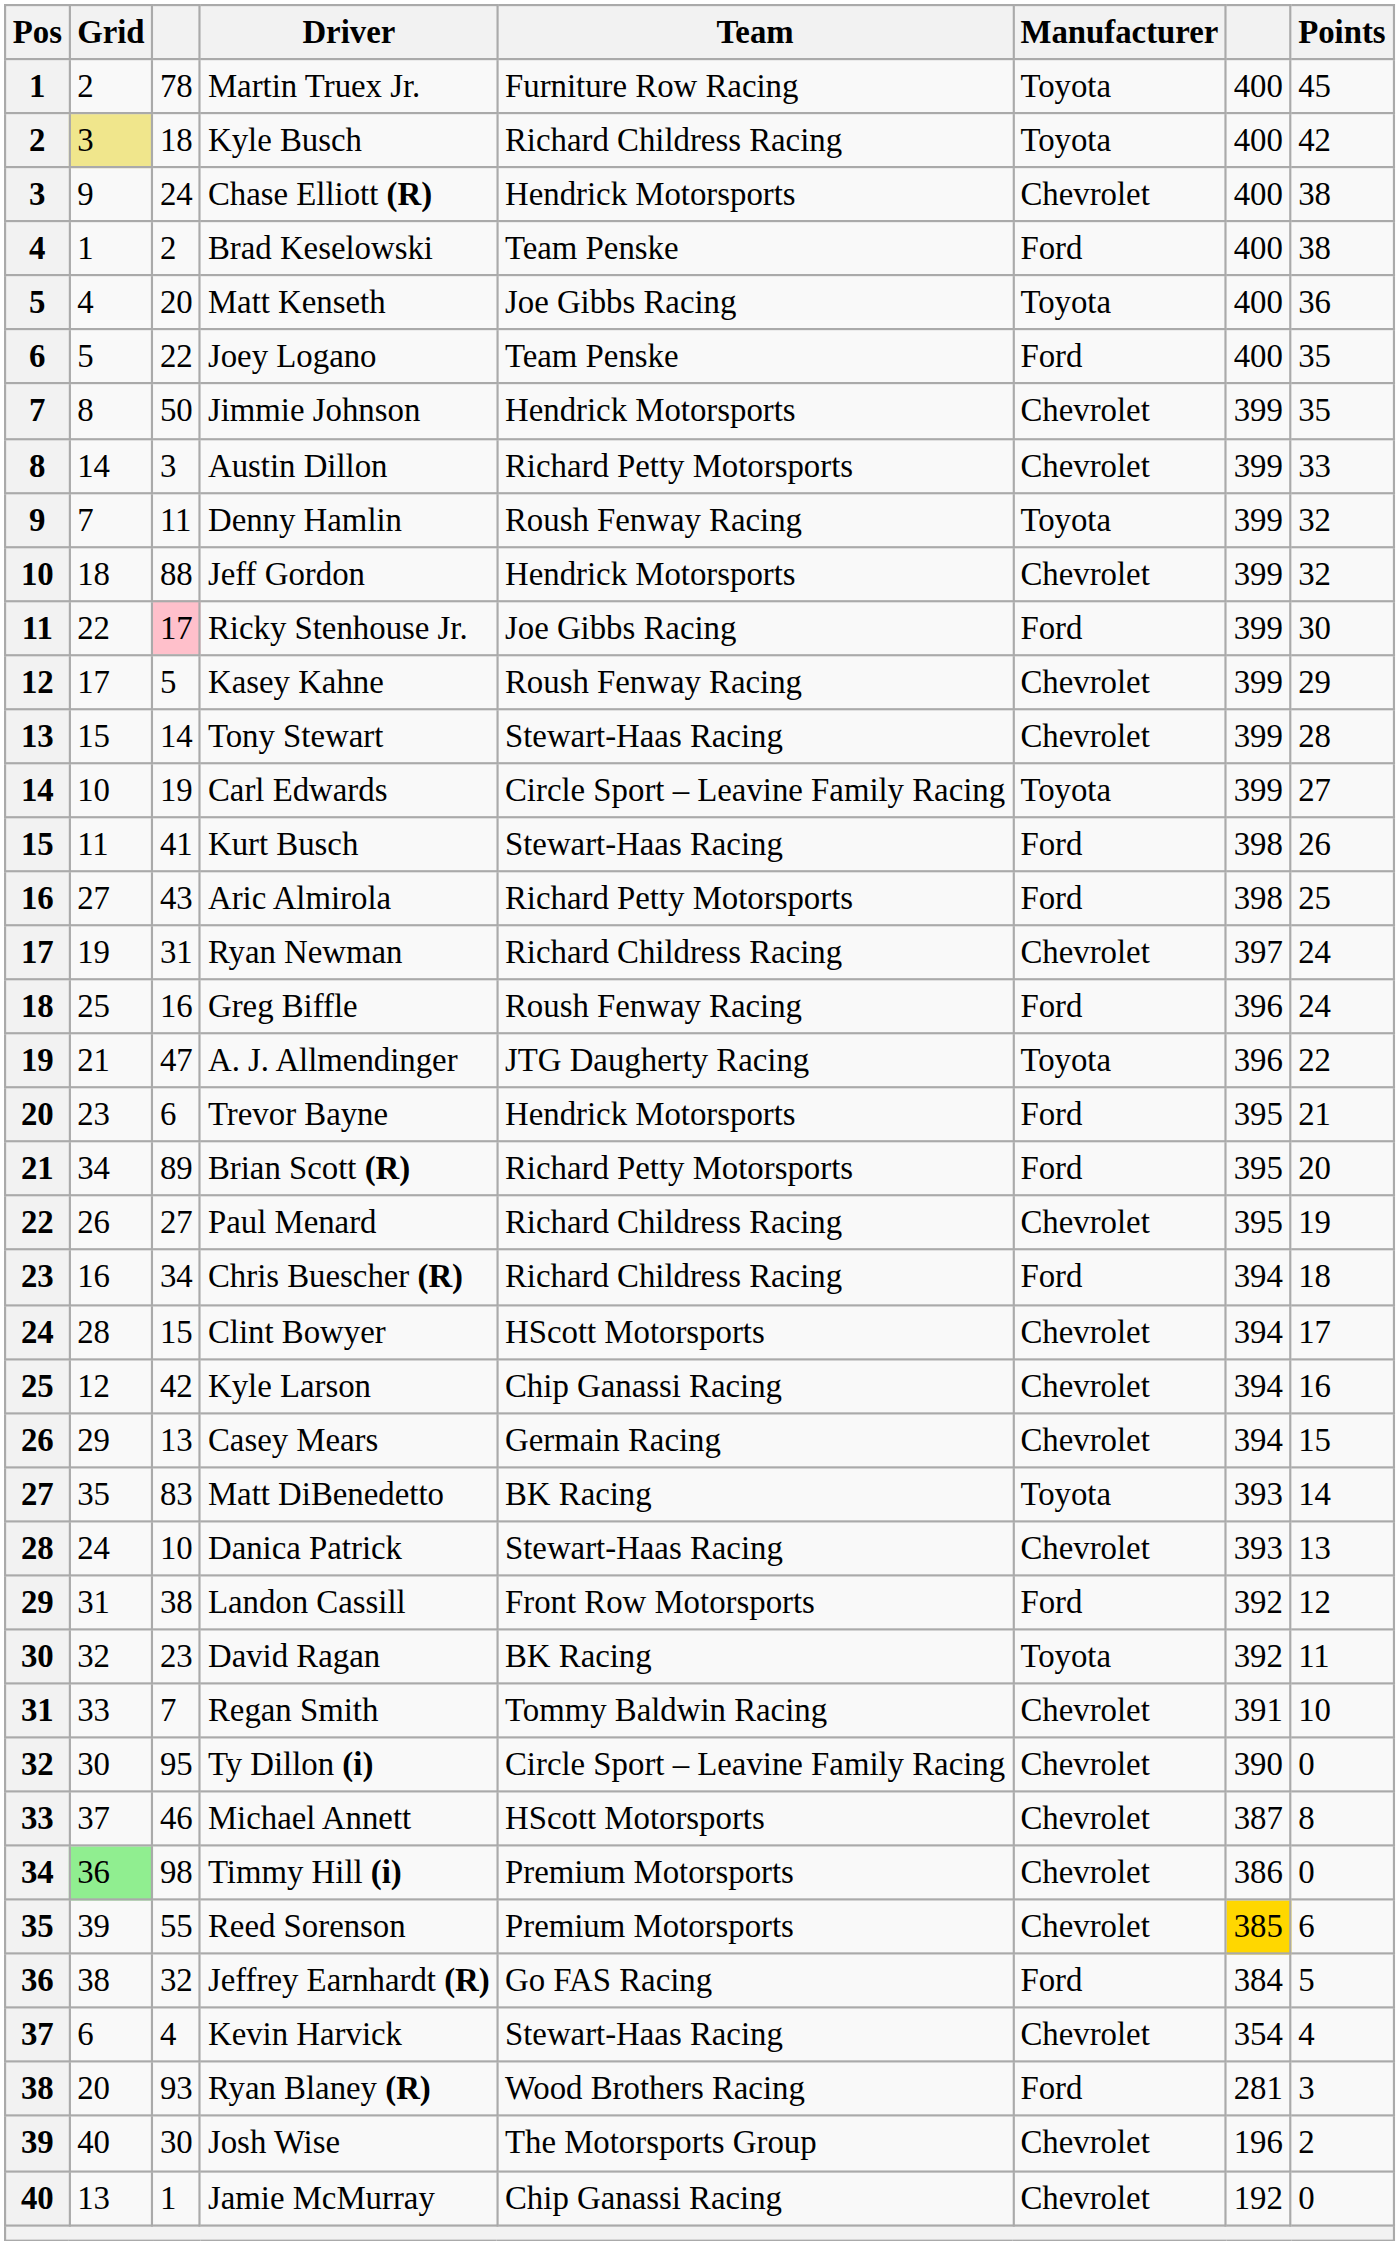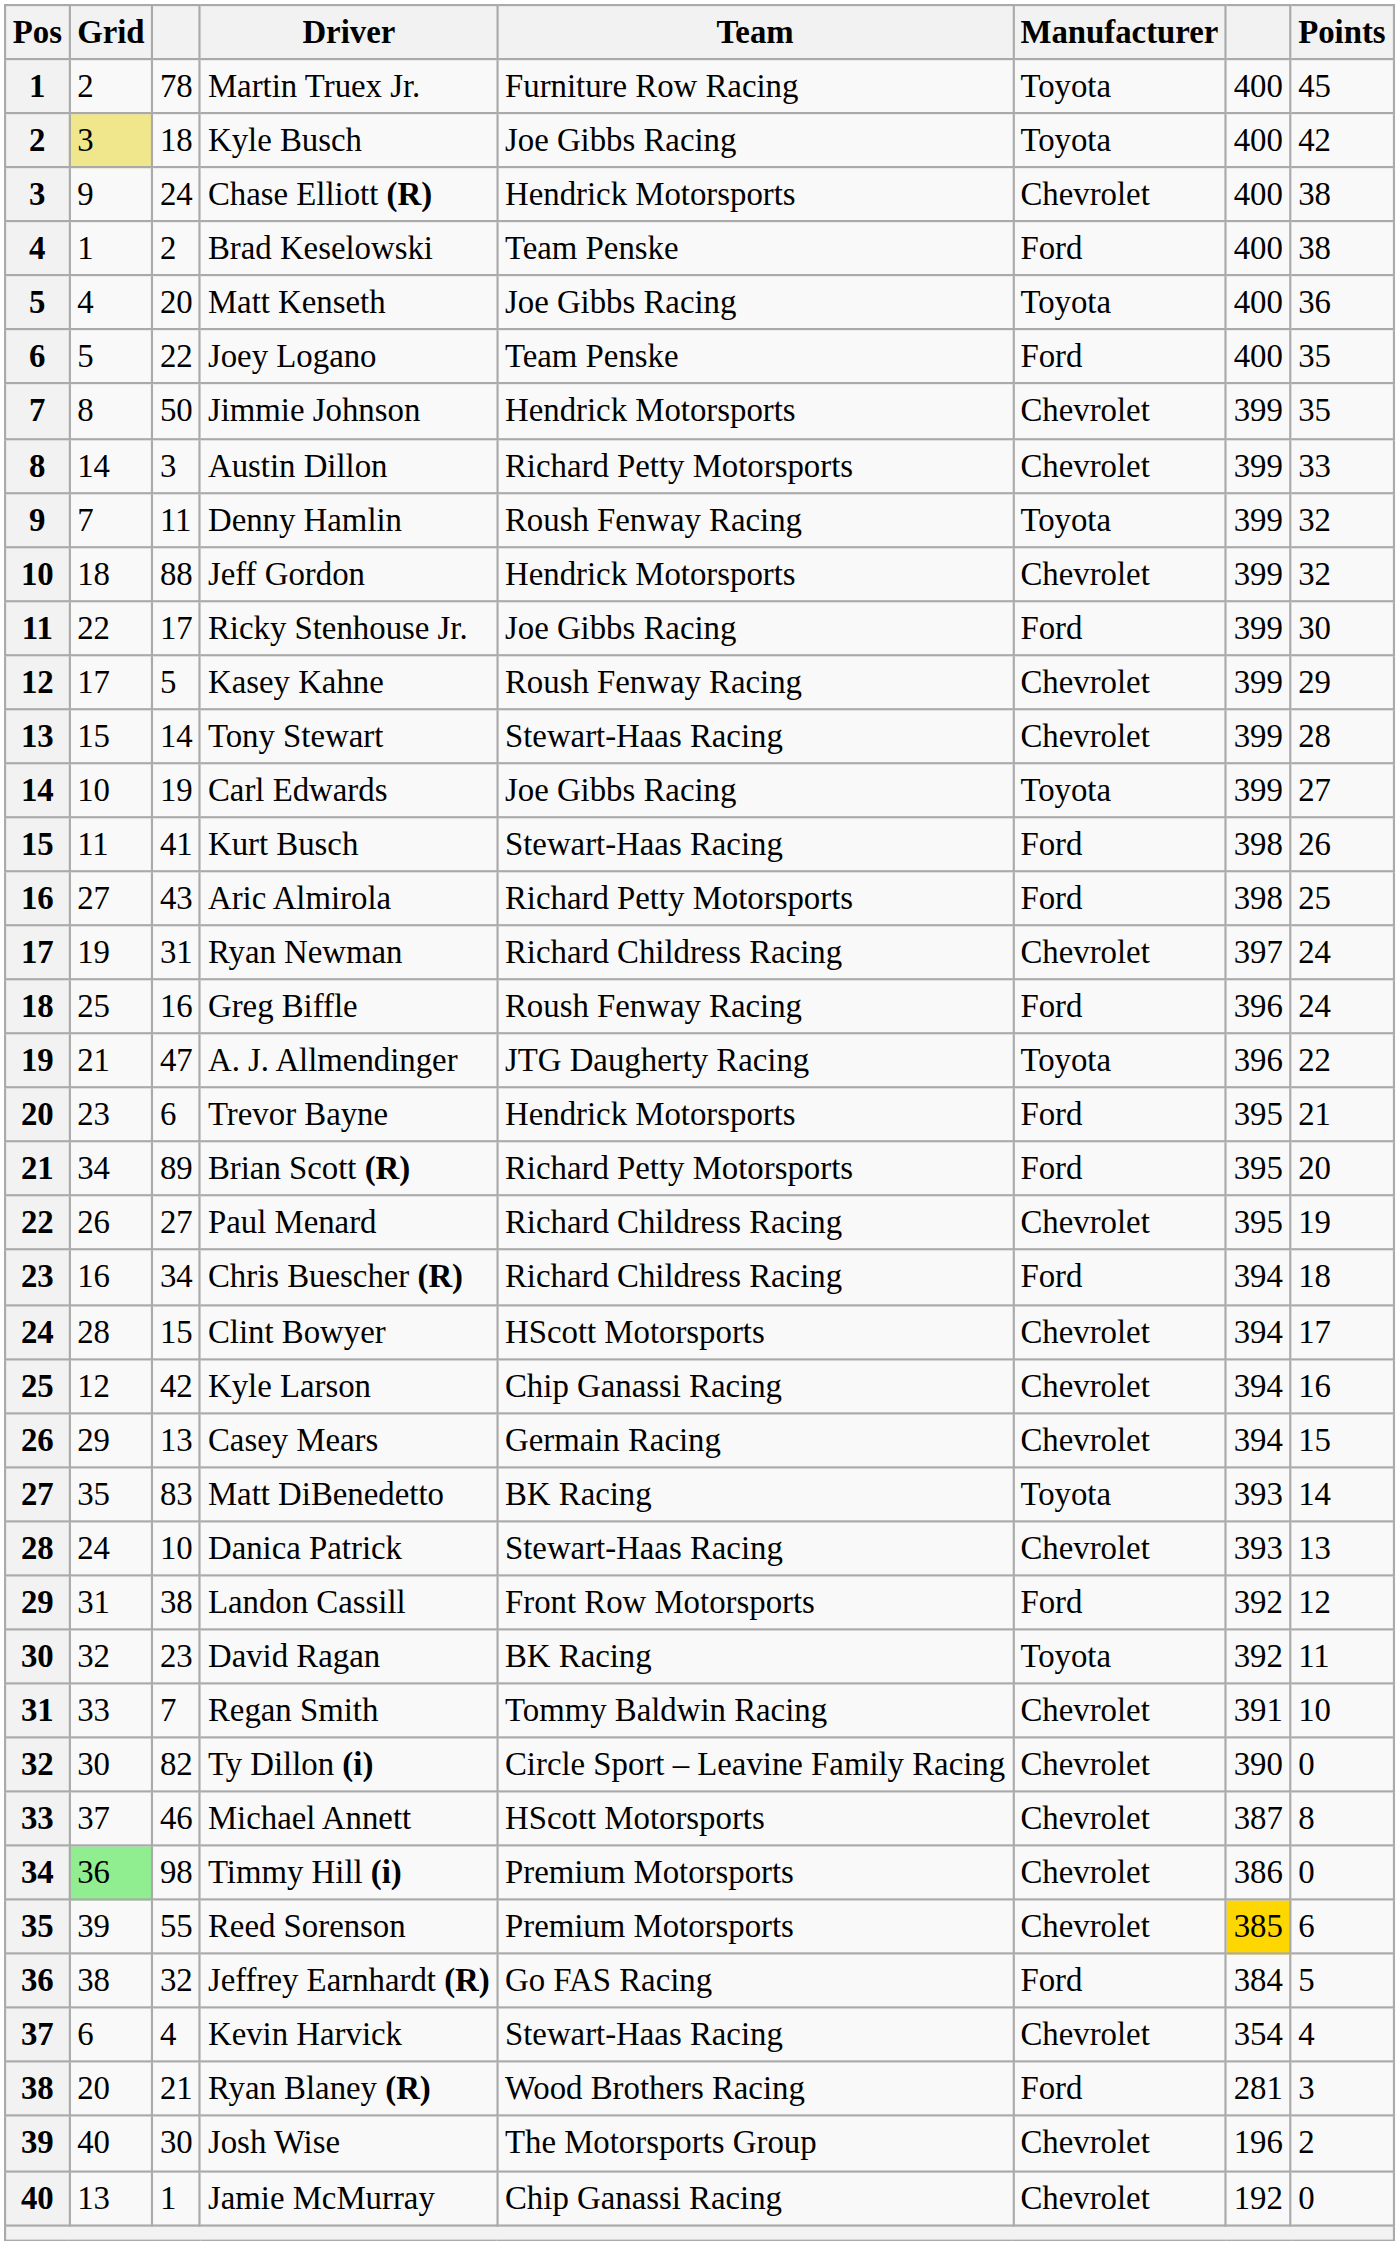(674, 140) Richard Childress Racing -> (621, 140) Joe Gibbs Racing
(176, 627) pink background -> (176, 627) no background
(755, 789) Circle Sport – Leavine Family Racing -> (621, 789) Joe Gibbs Racing
(176, 1764) 95 -> (176, 1764) 82
(176, 2088) 93 -> (176, 2088) 21
